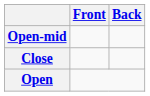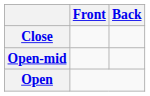rows swapped: (37, 58) <-> (37, 36)
